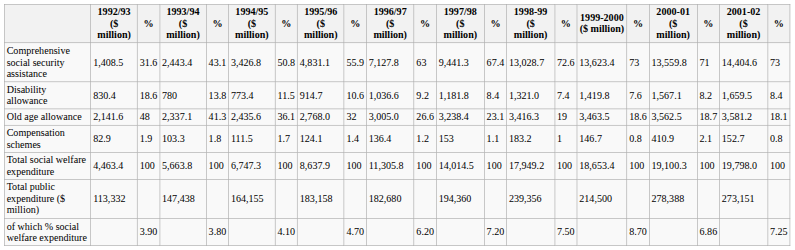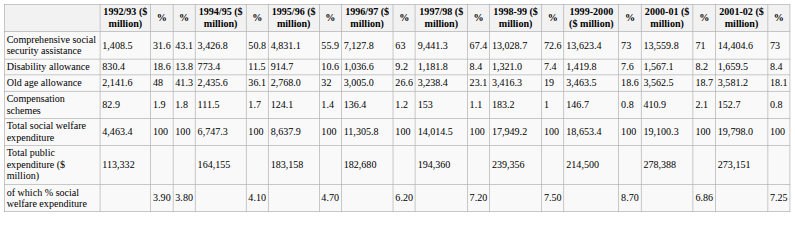- column: (183, 23)
